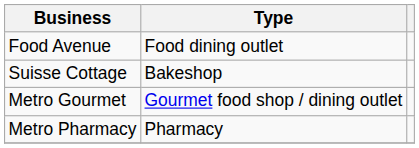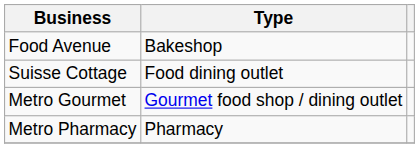(214, 45) Food dining outlet -> (183, 45) Bakeshop
(183, 73) Bakeshop -> (214, 73) Food dining outlet
